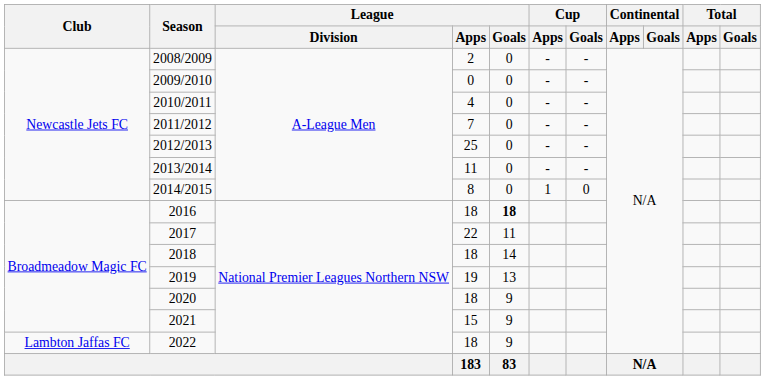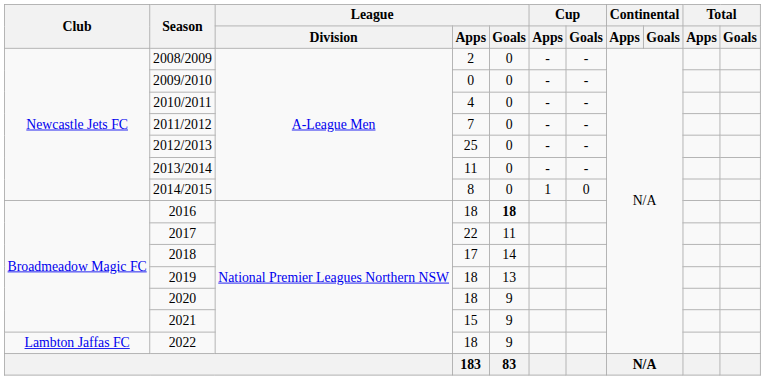(471, 255) 18 -> (471, 255) 17
(471, 277) 19 -> (471, 277) 18
